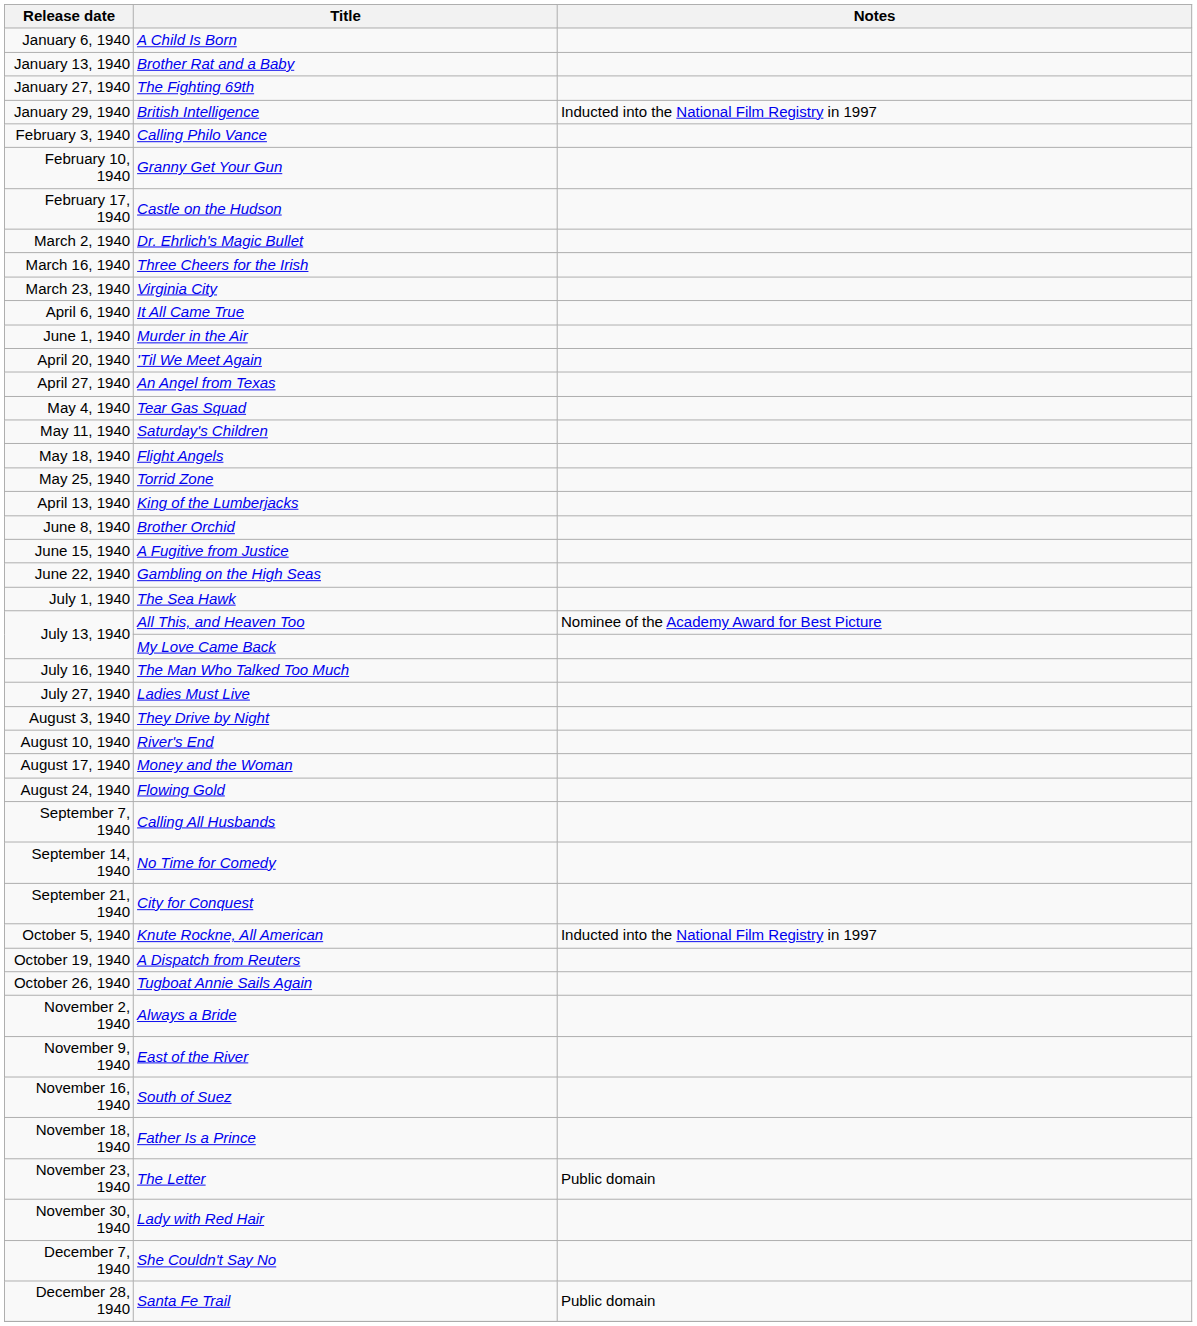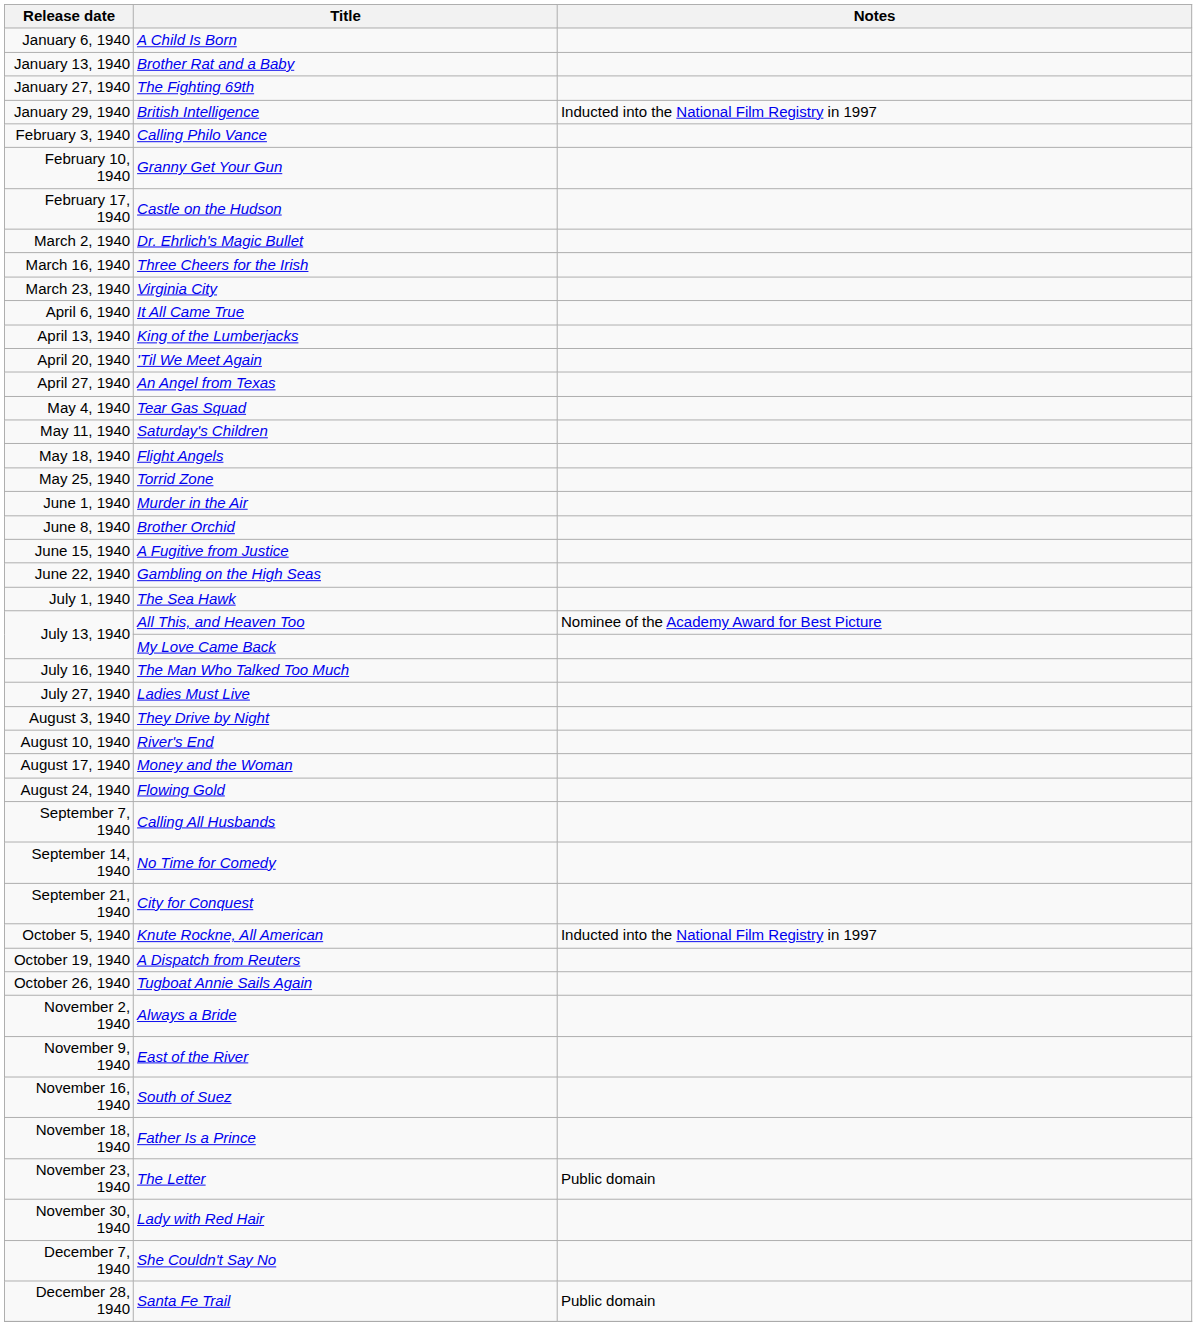rows swapped: (218, 503) <-> (192, 336)
